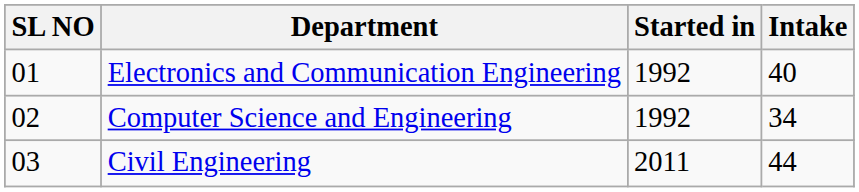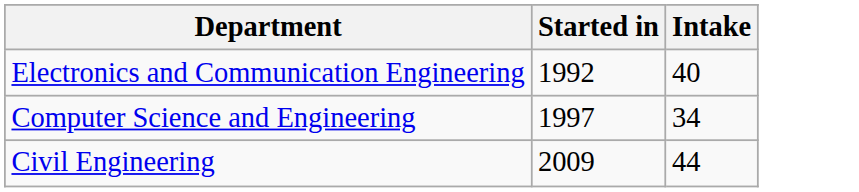- column: (53, 27)
(663, 117) 1992 -> (566, 117) 1997
(662, 162) 2011 -> (566, 162) 2009
